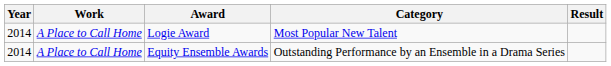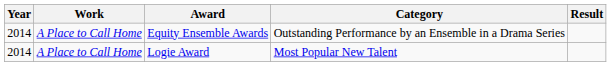rows swapped: (178, 33) <-> (208, 52)
